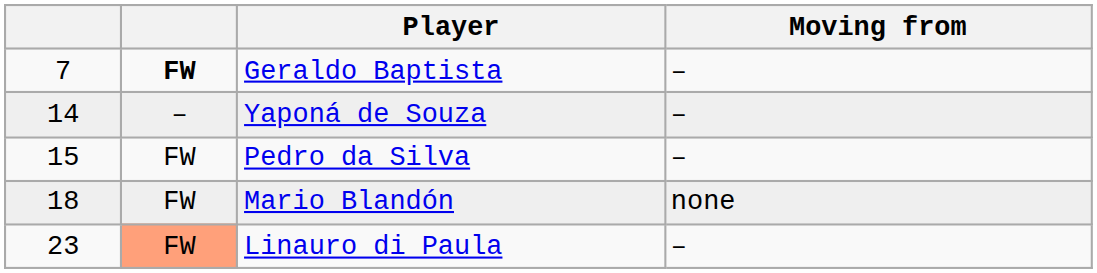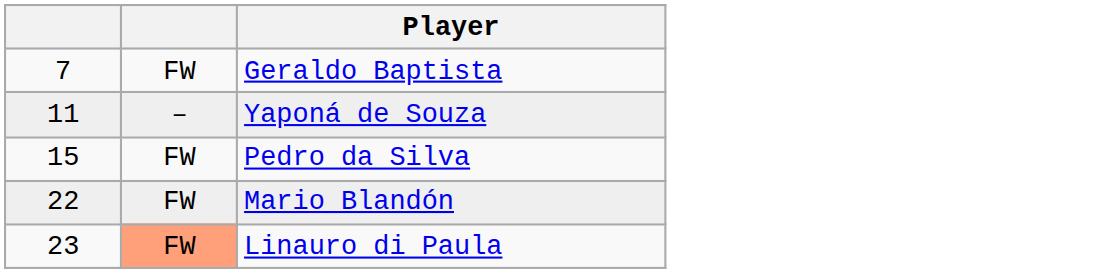- column: (878, 27)
(179, 71) bold -> (179, 71) normal
(63, 115) 14 -> (63, 115) 11
(63, 202) 18 -> (63, 202) 22
